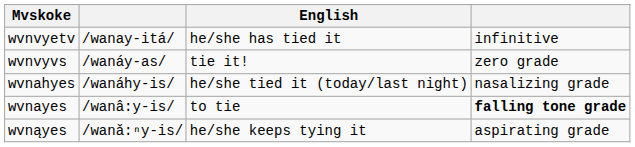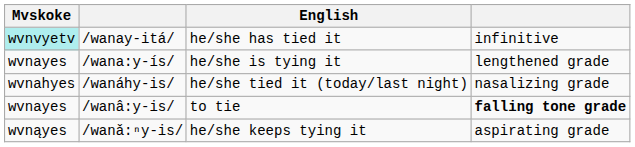(42, 39) no background -> (42, 39) paleturquoise background
- row: (124, 62)
+ row: (128, 62)
